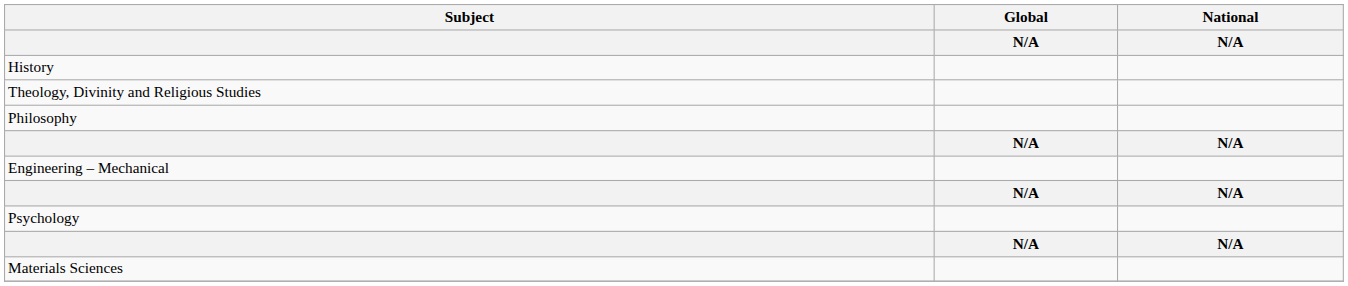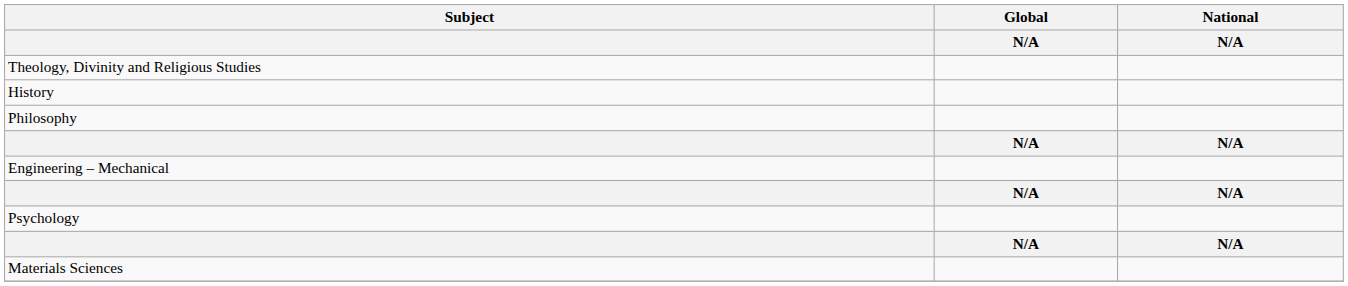rows swapped: (135, 93) <-> (31, 67)
